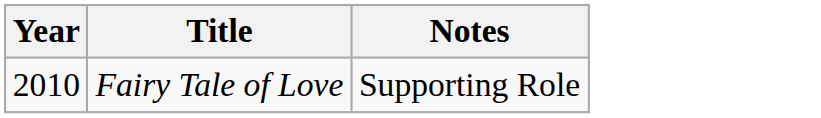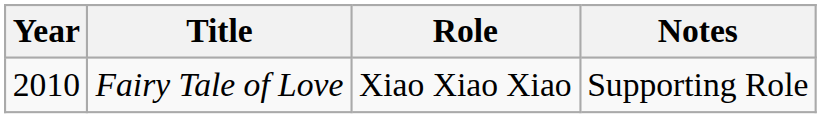+ column: (465, 31)
